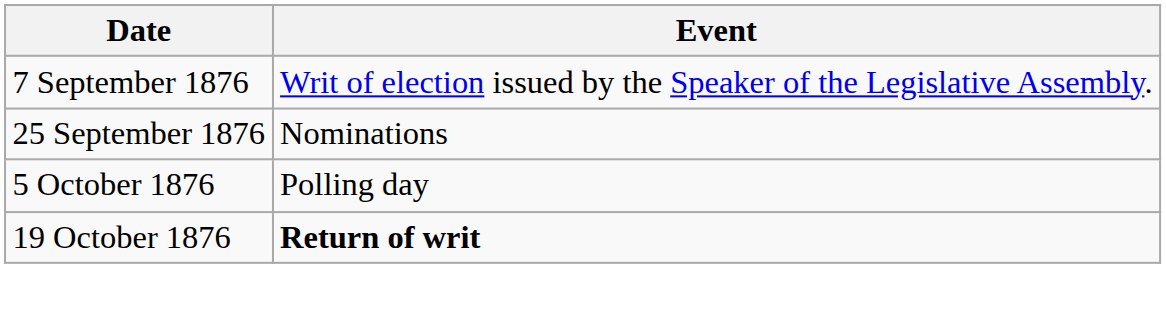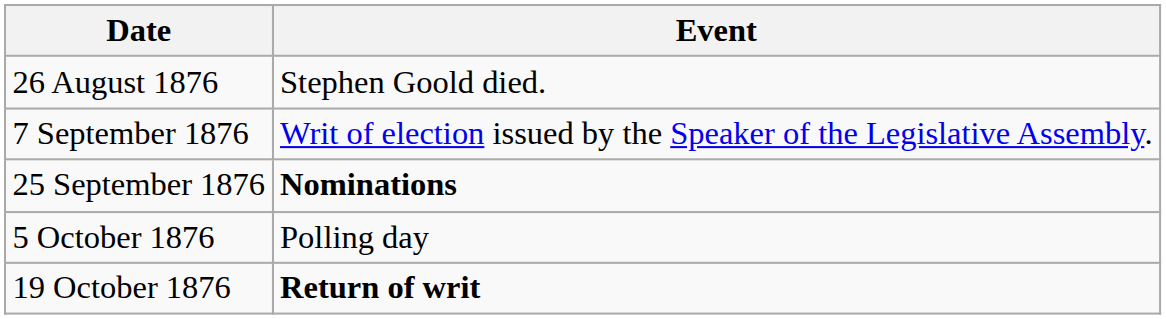+ row: (115, 81)
(364, 133) normal -> (368, 184) bold
